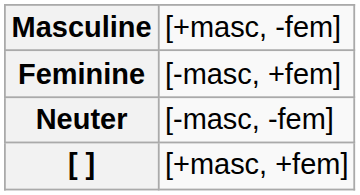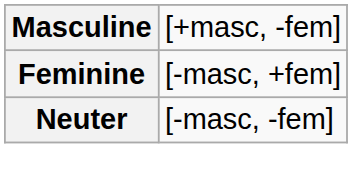- row: (82, 165)
